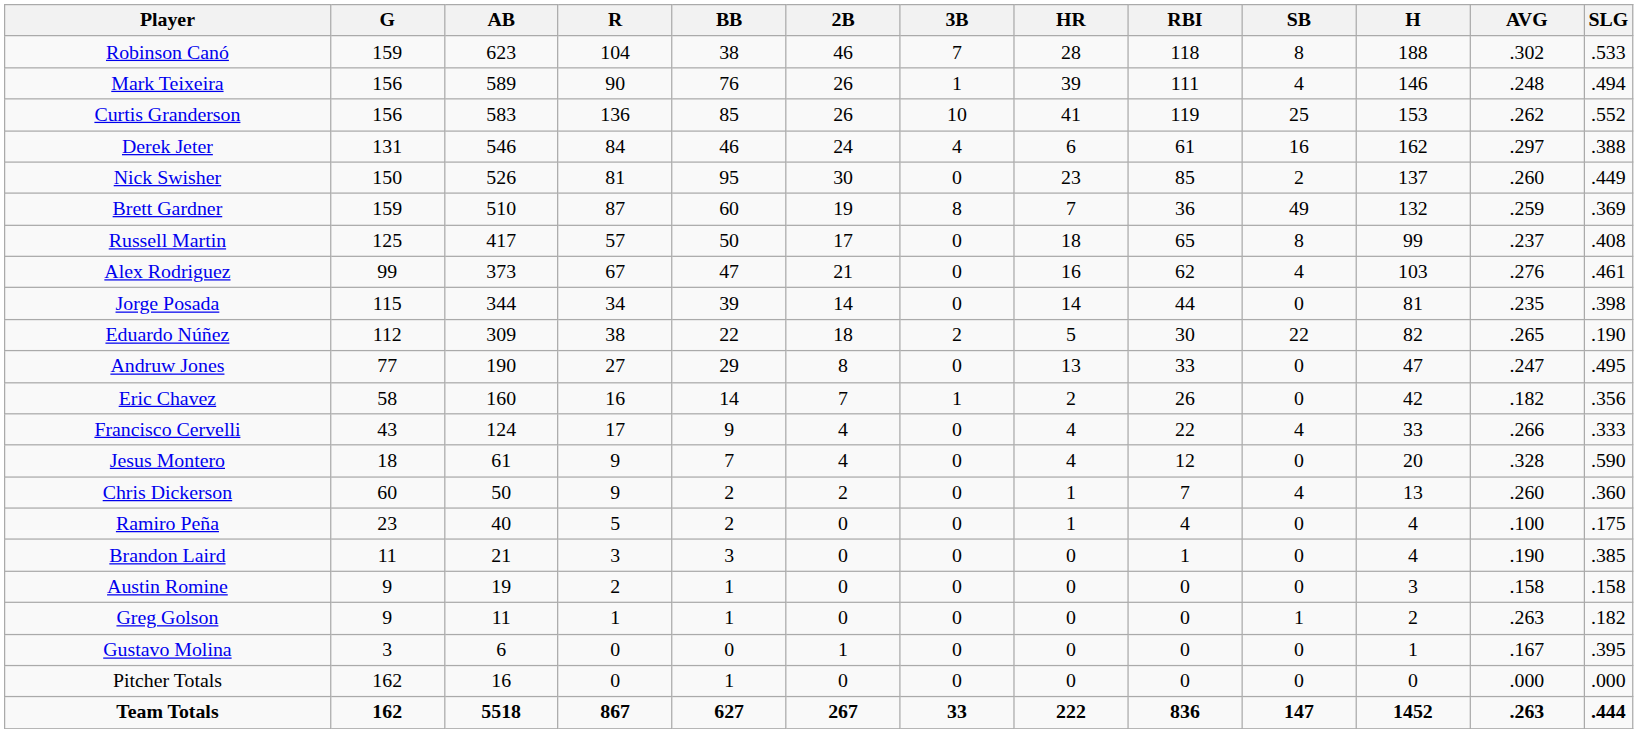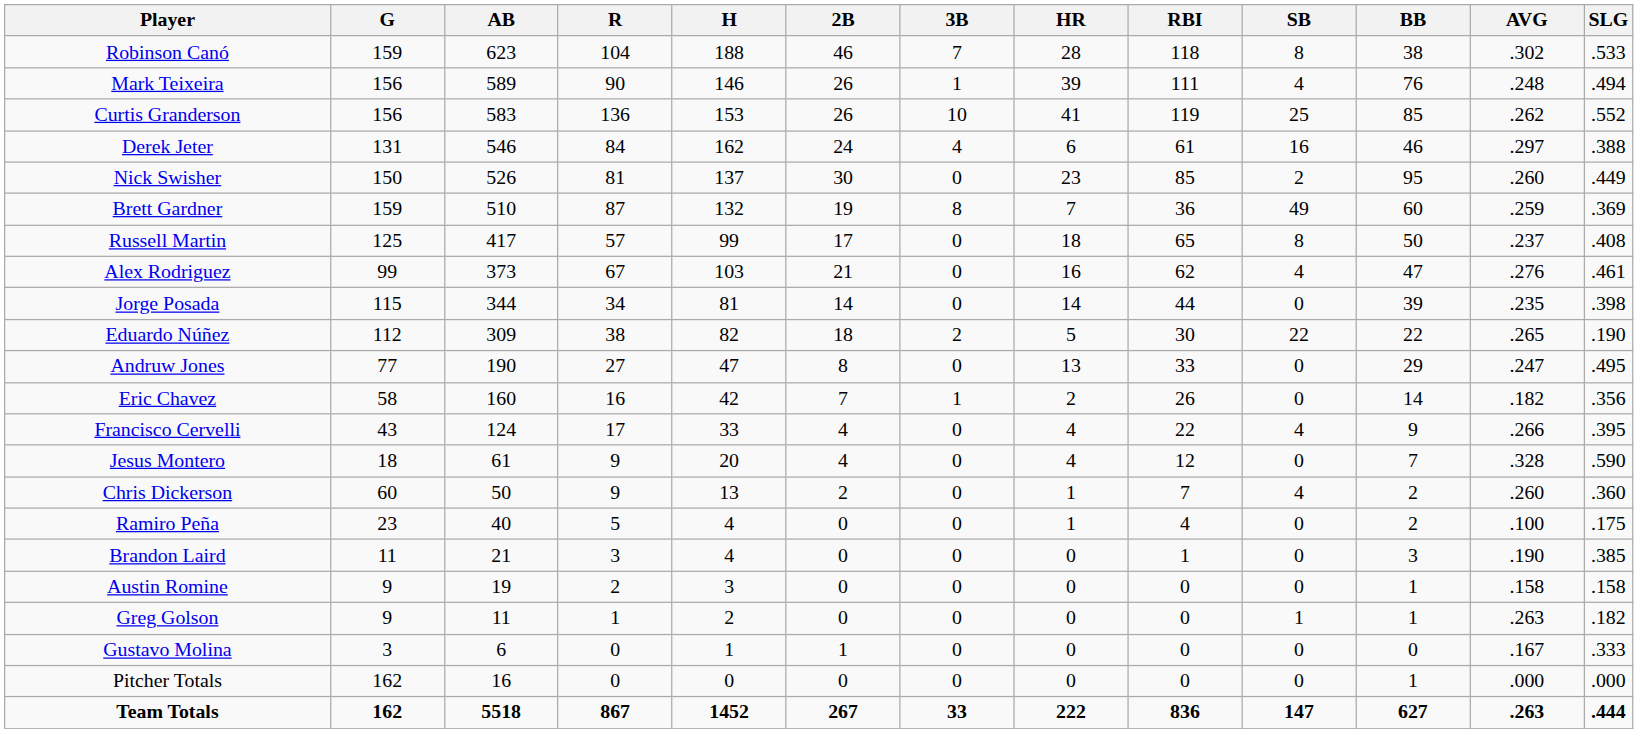columns swapped: (1413, 20) <-> (729, 20)
(1608, 429) .333 -> (1608, 429) .395
(1608, 649) .395 -> (1608, 649) .333
